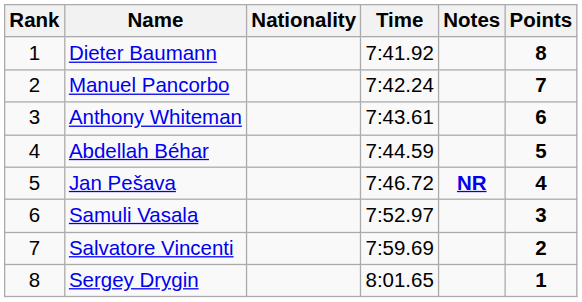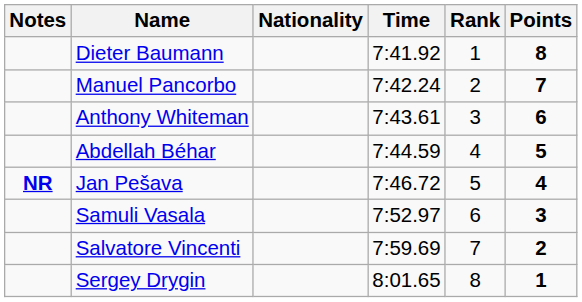columns swapped: (34, 20) <-> (472, 20)
